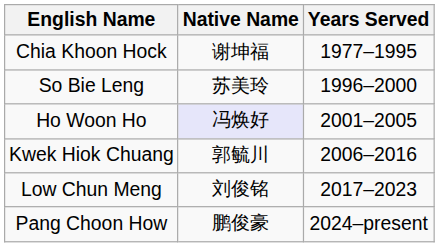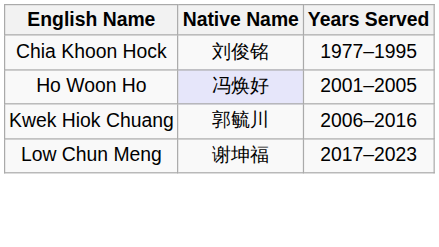(241, 51) 谢坤福 -> (241, 51) 刘俊铭
- row: (91, 86)
(241, 189) 刘俊铭 -> (241, 154) 谢坤福
- row: (91, 224)
